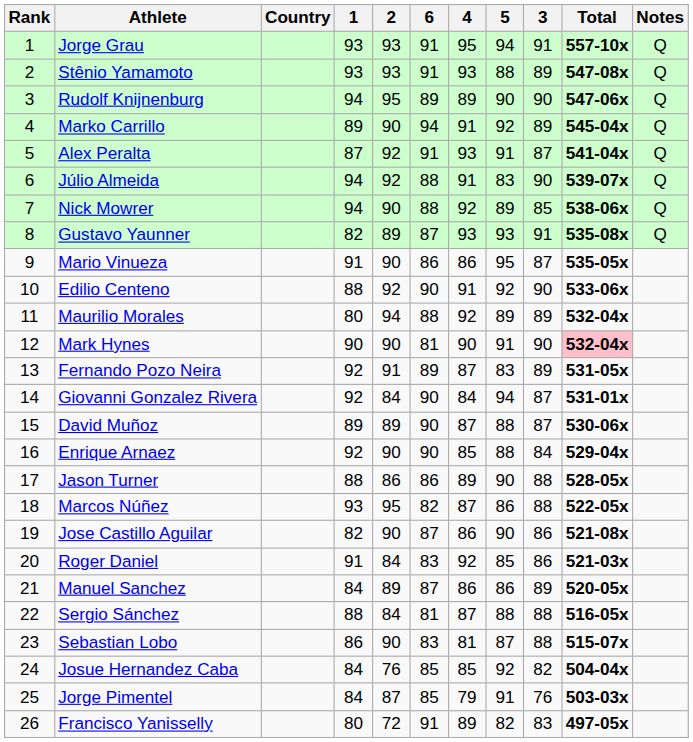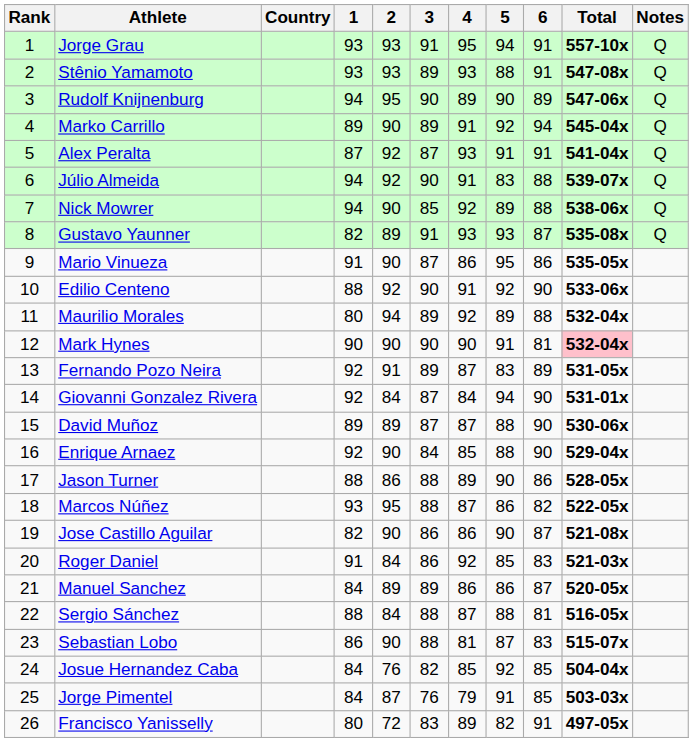columns swapped: (543, 18) <-> (429, 18)
